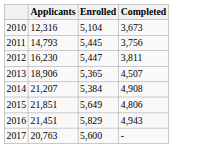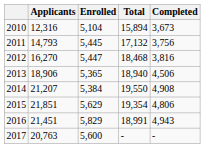+ column: (134, 12)
(44, 58) 16,230 -> (44, 58) 16,270
(132, 58) 3,811 -> (163, 58) 3,816
(132, 74) 4,507 -> (163, 74) 4,506
(91, 105) 5,649 -> (91, 105) 5,629
